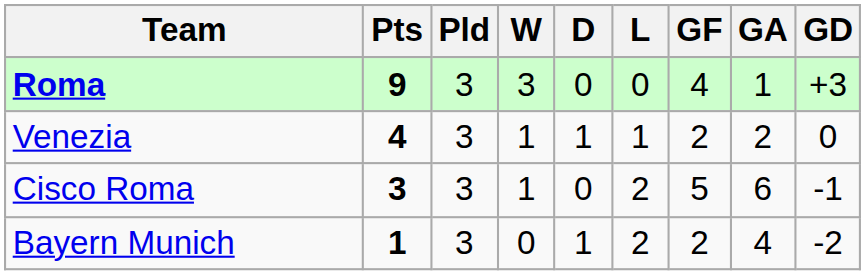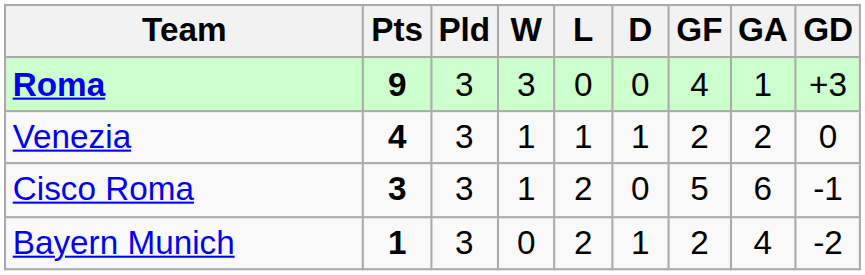columns swapped: (583, 30) <-> (640, 30)
